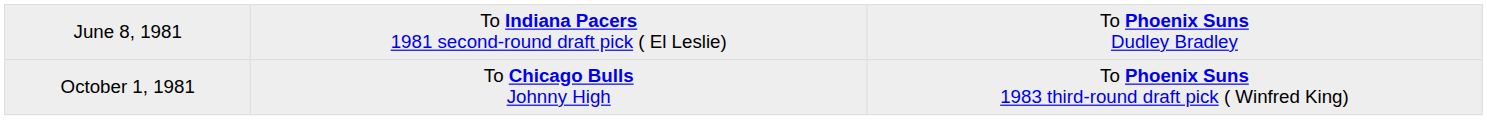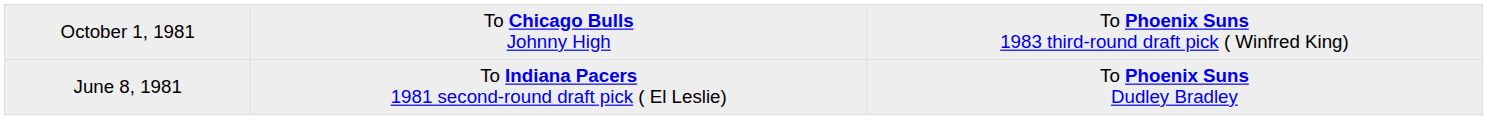rows swapped: (128, 31) <-> (128, 86)
